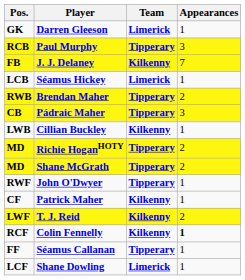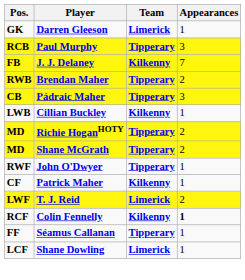- row: (71, 79)
(149, 216) Kilkenny -> (149, 199) Limerick
